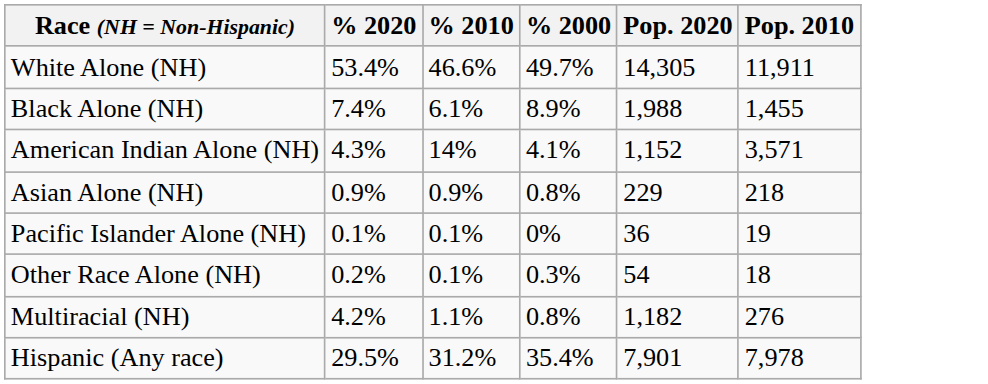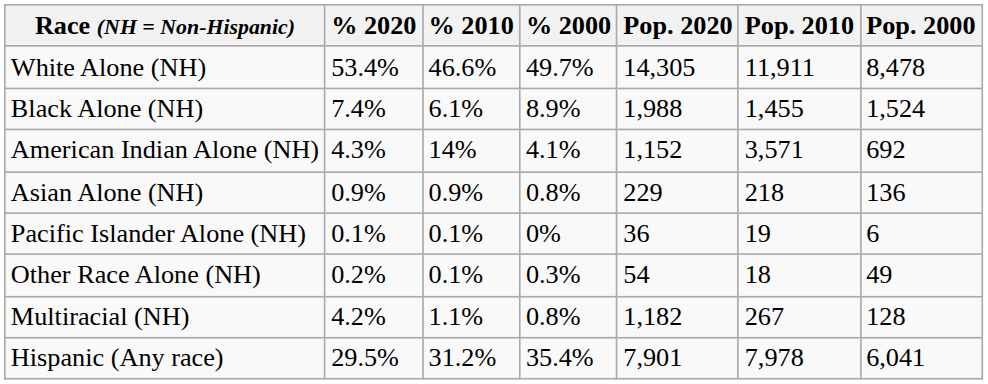+ column: (921, 25)
(764, 316) 276 -> (764, 316) 267
